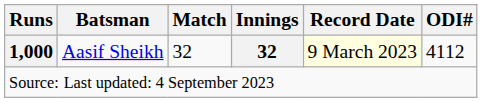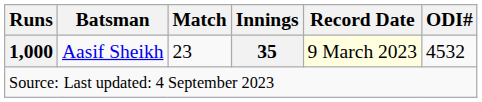(182, 50) 32 -> (182, 50) 23
(267, 50) 32 -> (267, 50) 35
(445, 50) 4112 -> (446, 50) 4532
